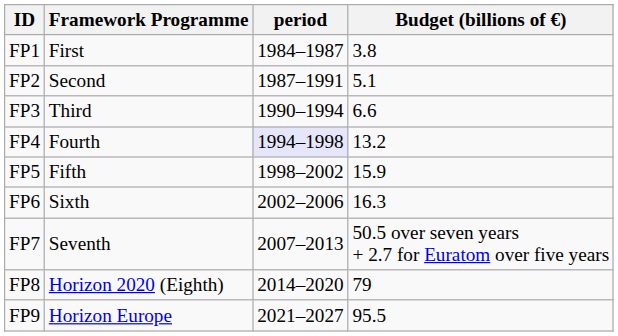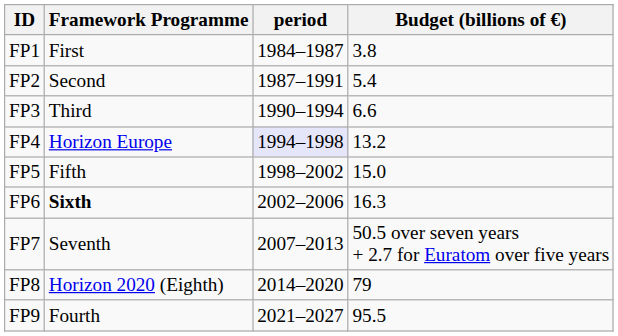(365, 80) 5.1 -> (365, 80) 5.4
(74, 141) Fourth -> (110, 141) Horizon Europe
(369, 171) 15.9 -> (369, 171) 15.0
(69, 202) normal -> (70, 202) bold
(110, 315) Horizon Europe -> (74, 315) Fourth
